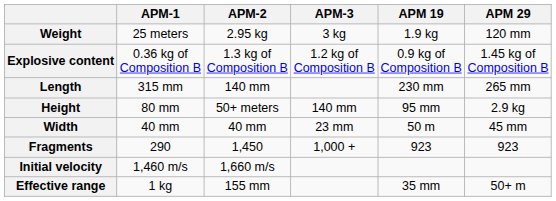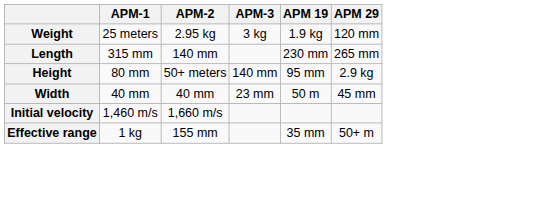- row: (61, 61)
- row: (61, 147)
